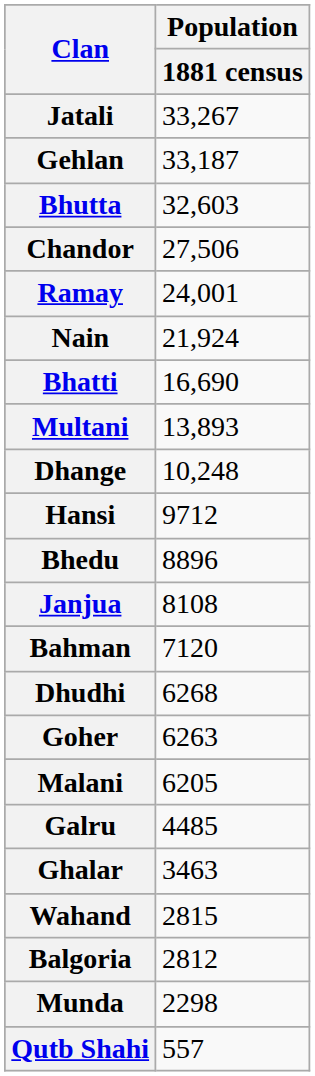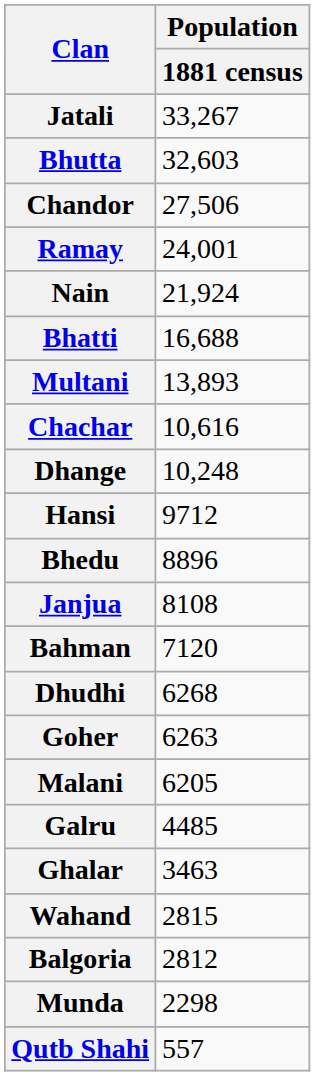- row: (80, 159)
(200, 381) 16,690 -> (200, 337) 16,688
+ row: (80, 426)
